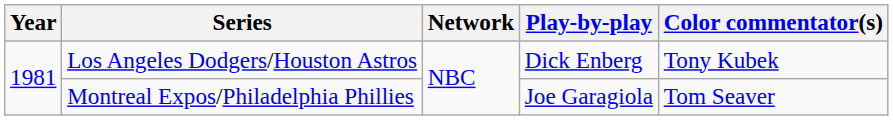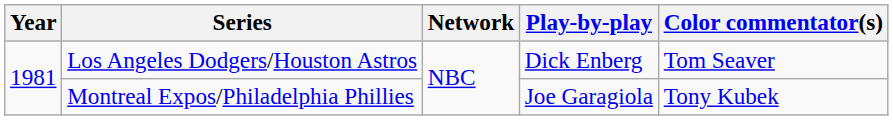(721, 59) Tony Kubek -> (719, 59) Tom Seaver
(719, 96) Tom Seaver -> (721, 96) Tony Kubek
